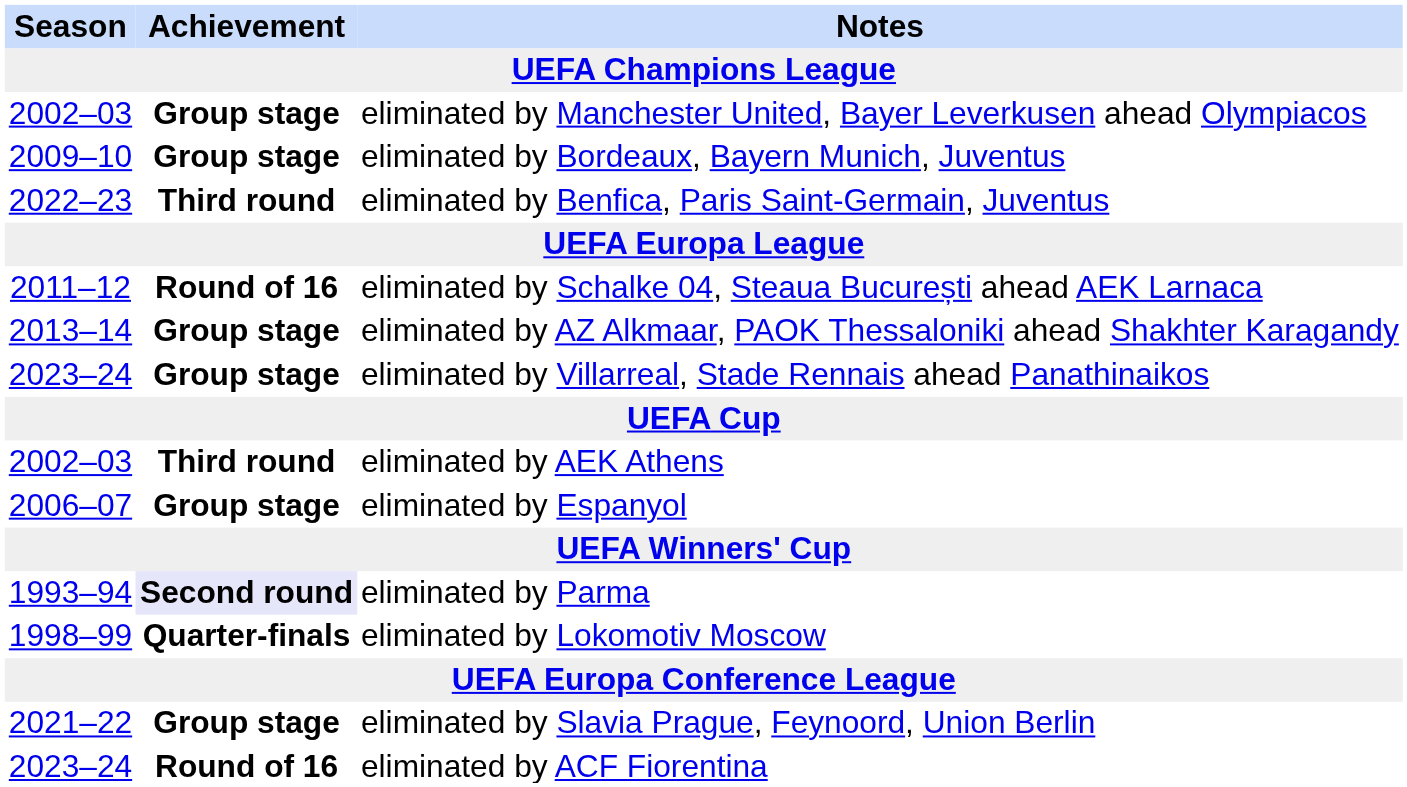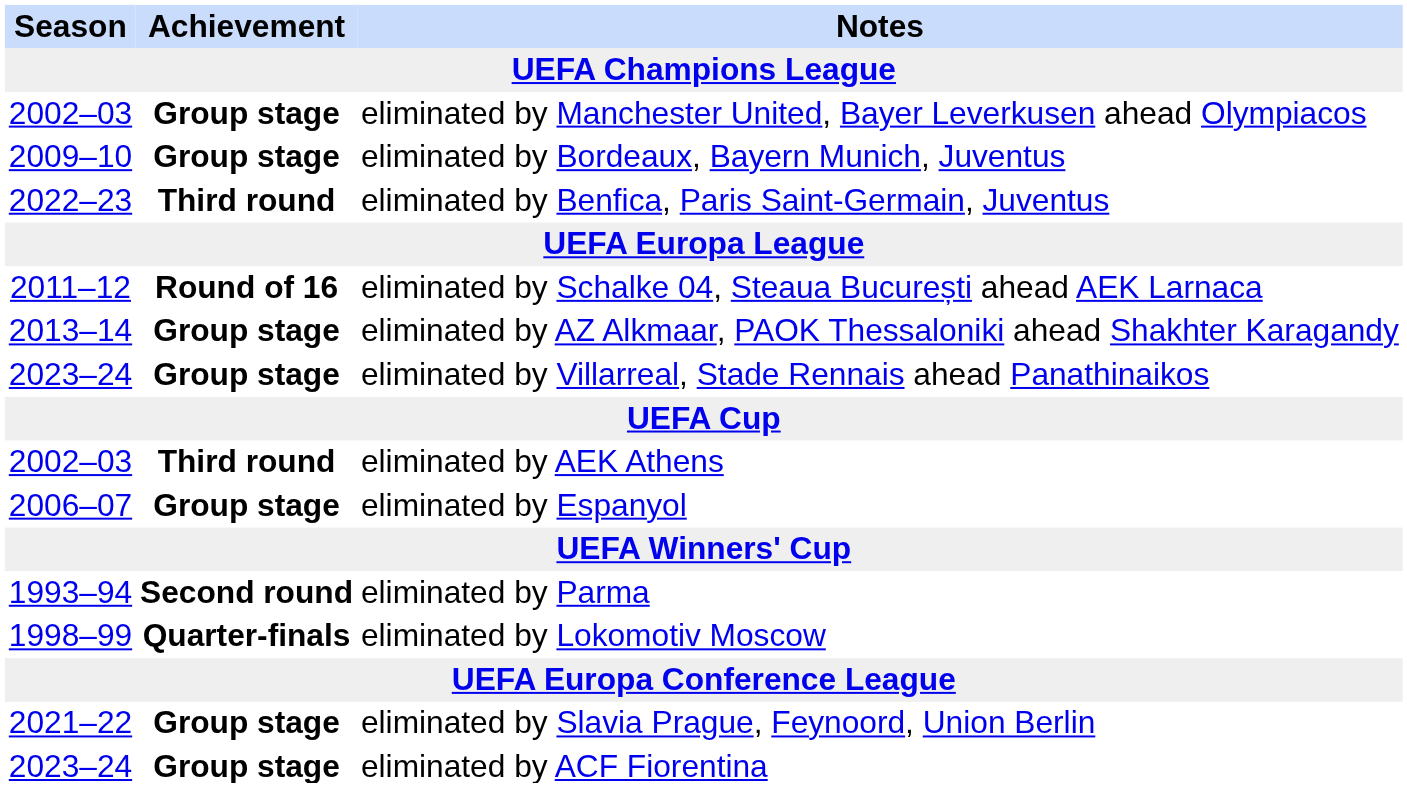(247, 592) lavender background -> (247, 592) no background
(247, 766) Round of 16 -> (247, 766) Group stage
